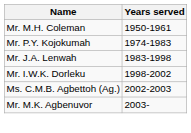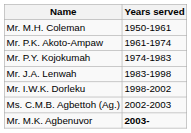+ row: (55, 43)
(137, 105) normal -> (137, 120) bold
